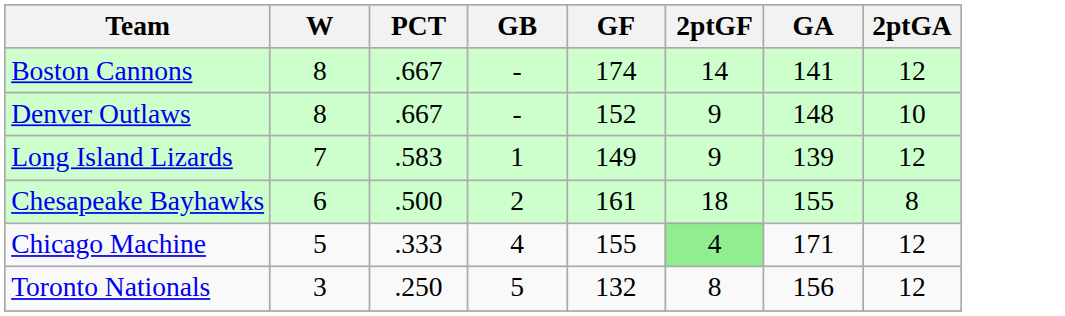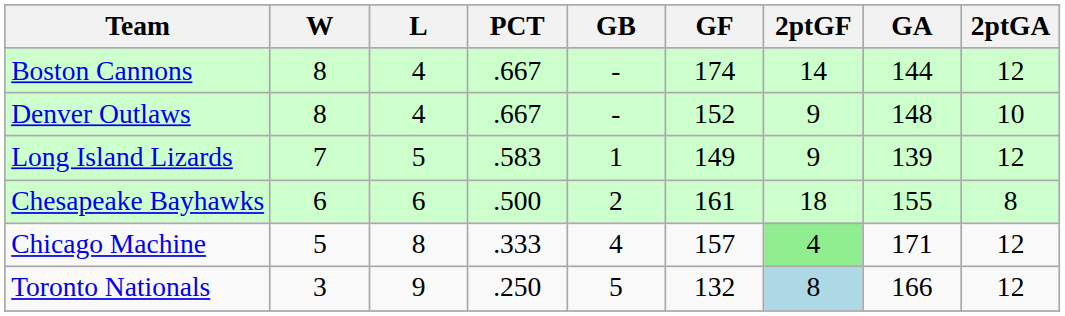+ column: (419, 26)
(813, 69) 141 -> (912, 69) 144
(616, 244) 155 -> (715, 244) 157
(715, 288) no background -> (813, 288) lightblue background
(813, 288) 156 -> (912, 288) 166
